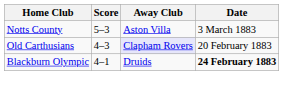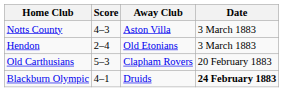(102, 29) 5–3 -> (102, 29) 4–3
+ row: (23, 45)
(102, 45) 4–3 -> (102, 62) 5–3
(158, 45) lavender background -> (158, 62) no background
